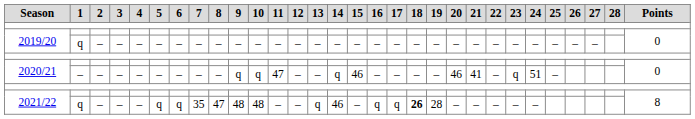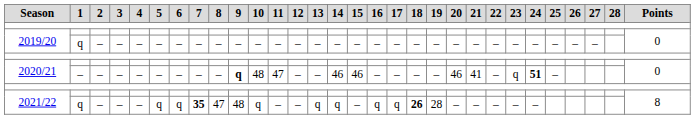(238, 74) normal -> (238, 74) bold
(258, 74) q -> (258, 74) 48
(337, 74) q -> (337, 74) 46
(535, 74) normal -> (535, 74) bold
(199, 105) normal -> (199, 105) bold
(258, 105) 48 -> (258, 105) q
(337, 105) 46 -> (337, 105) q
